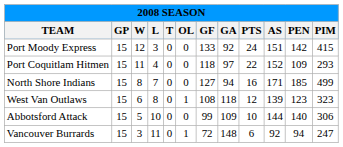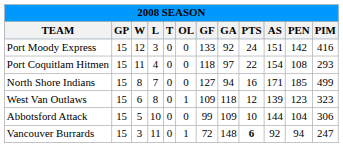(325, 47) 415 -> (325, 47) 416
(275, 64) 152 -> (275, 64) 154
(299, 64) 109 -> (299, 64) 108
(207, 99) 108 -> (207, 99) 109
(299, 116) 140 -> (299, 116) 104
(252, 133) normal -> (252, 133) bold
